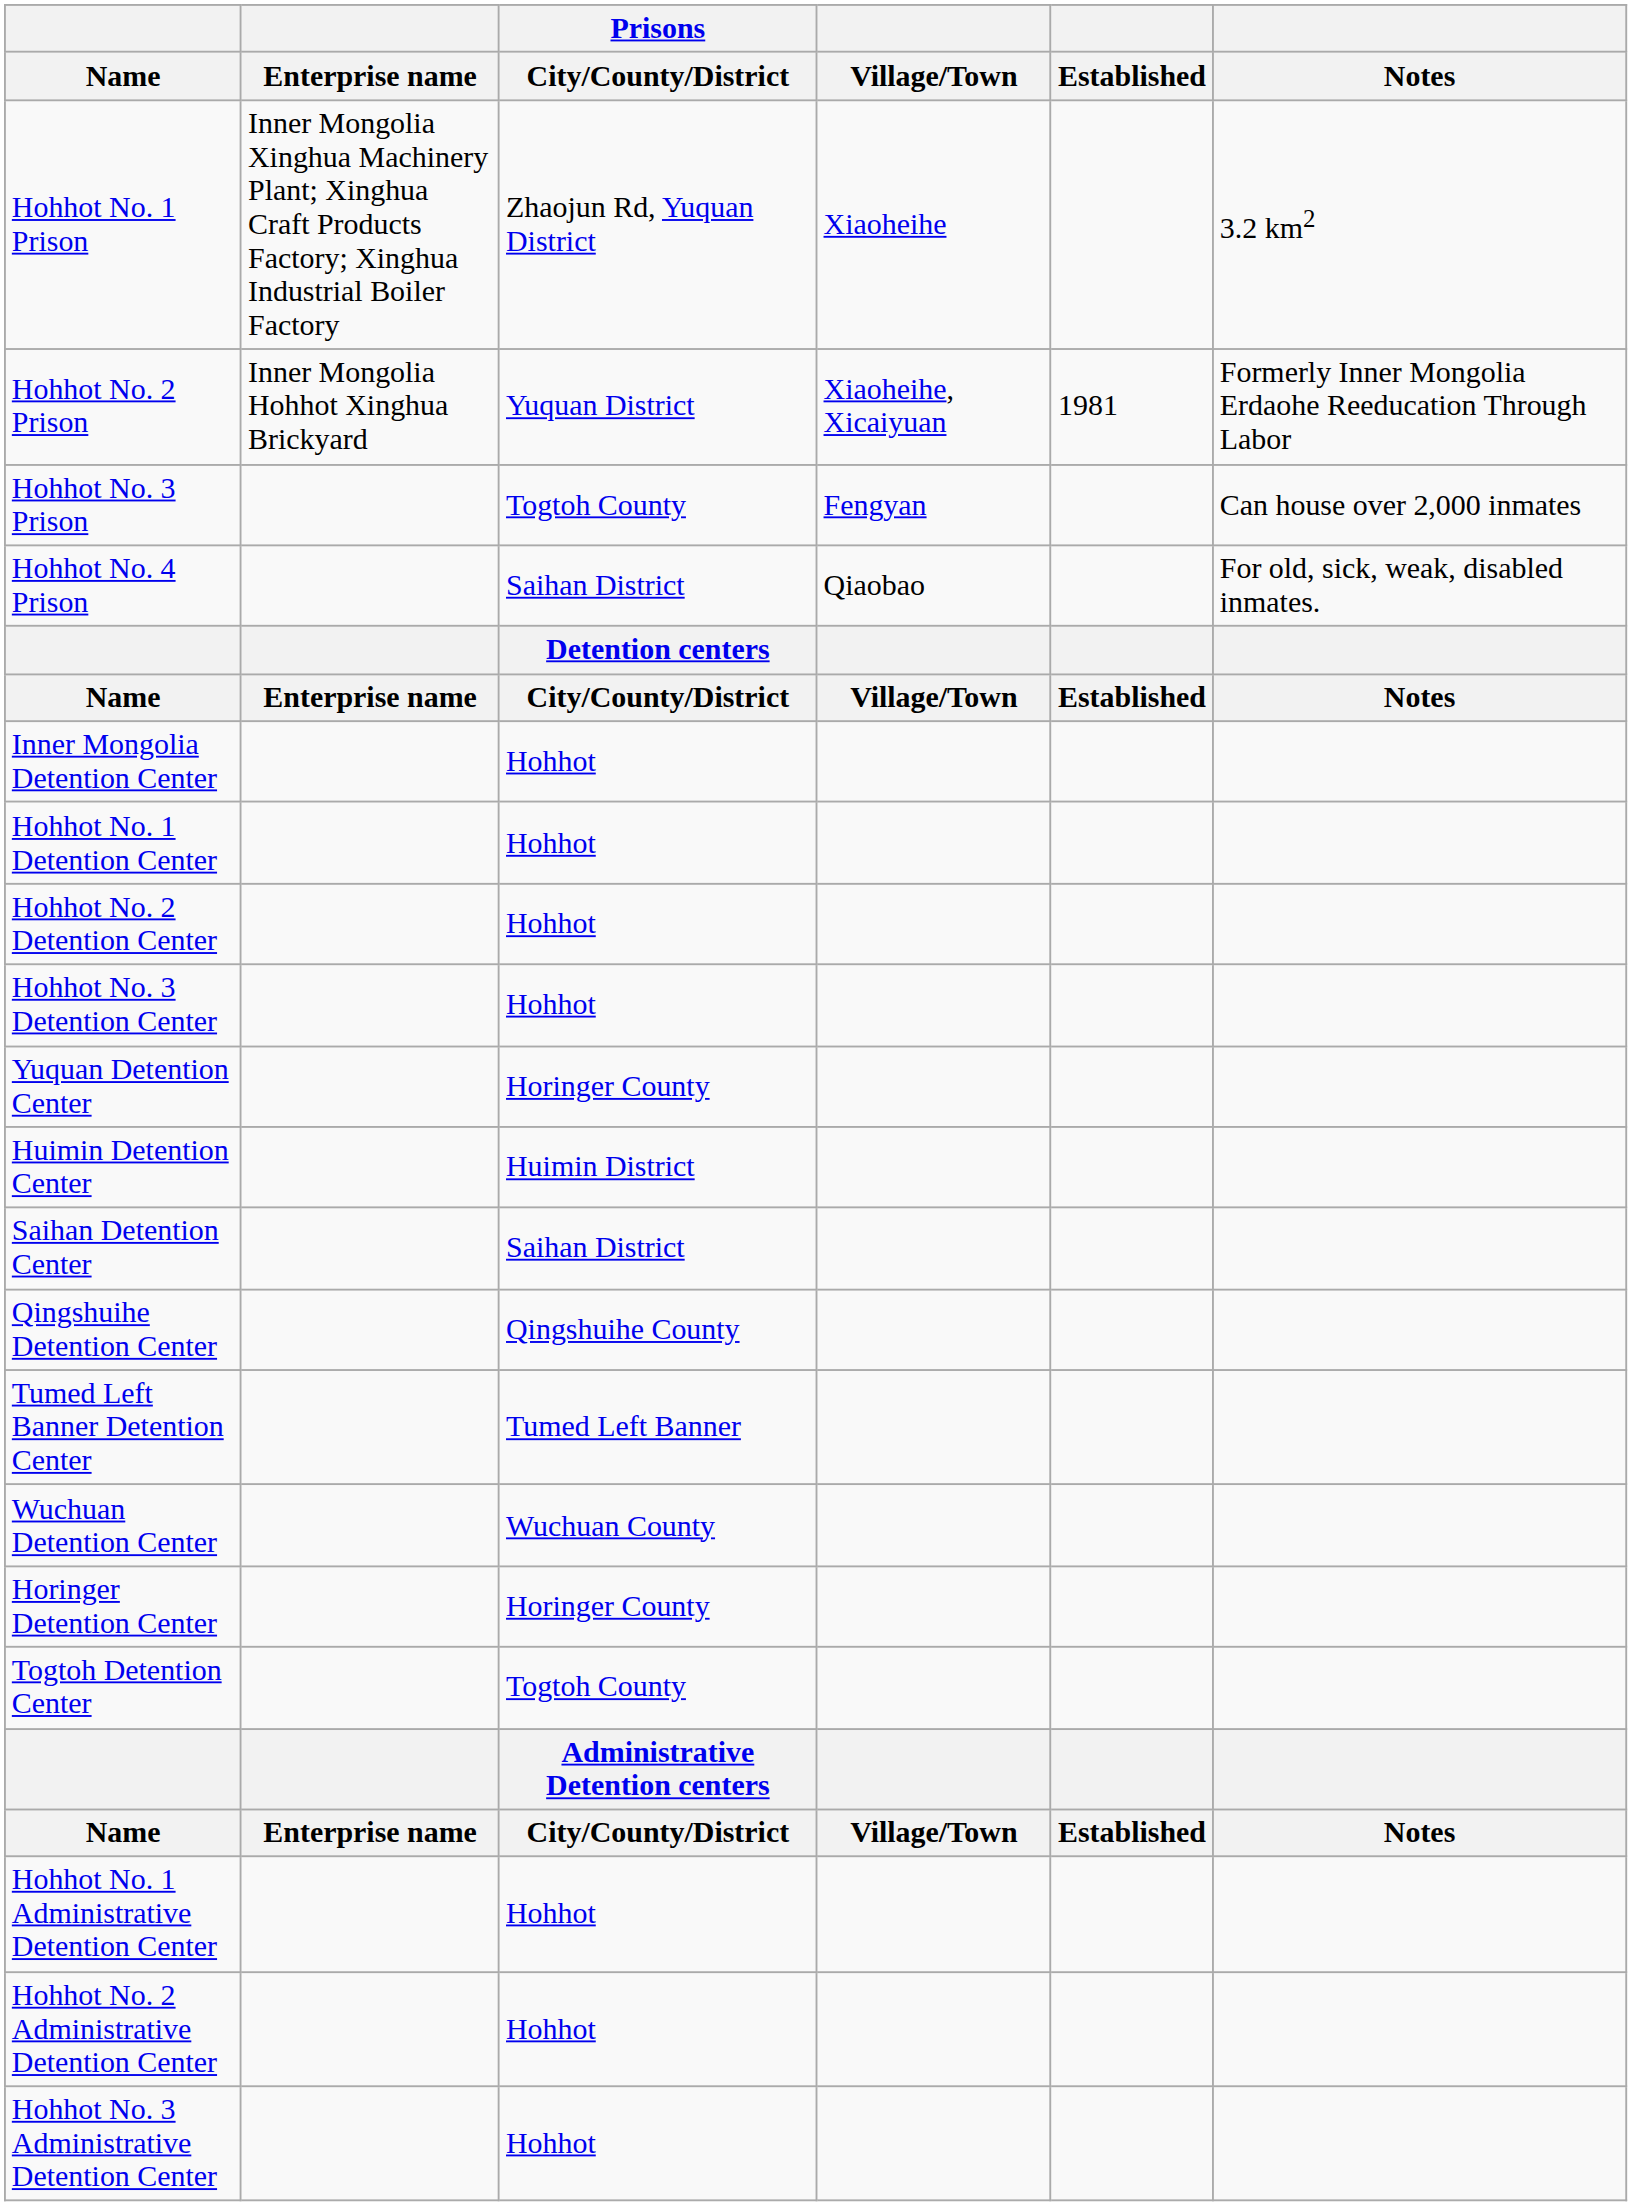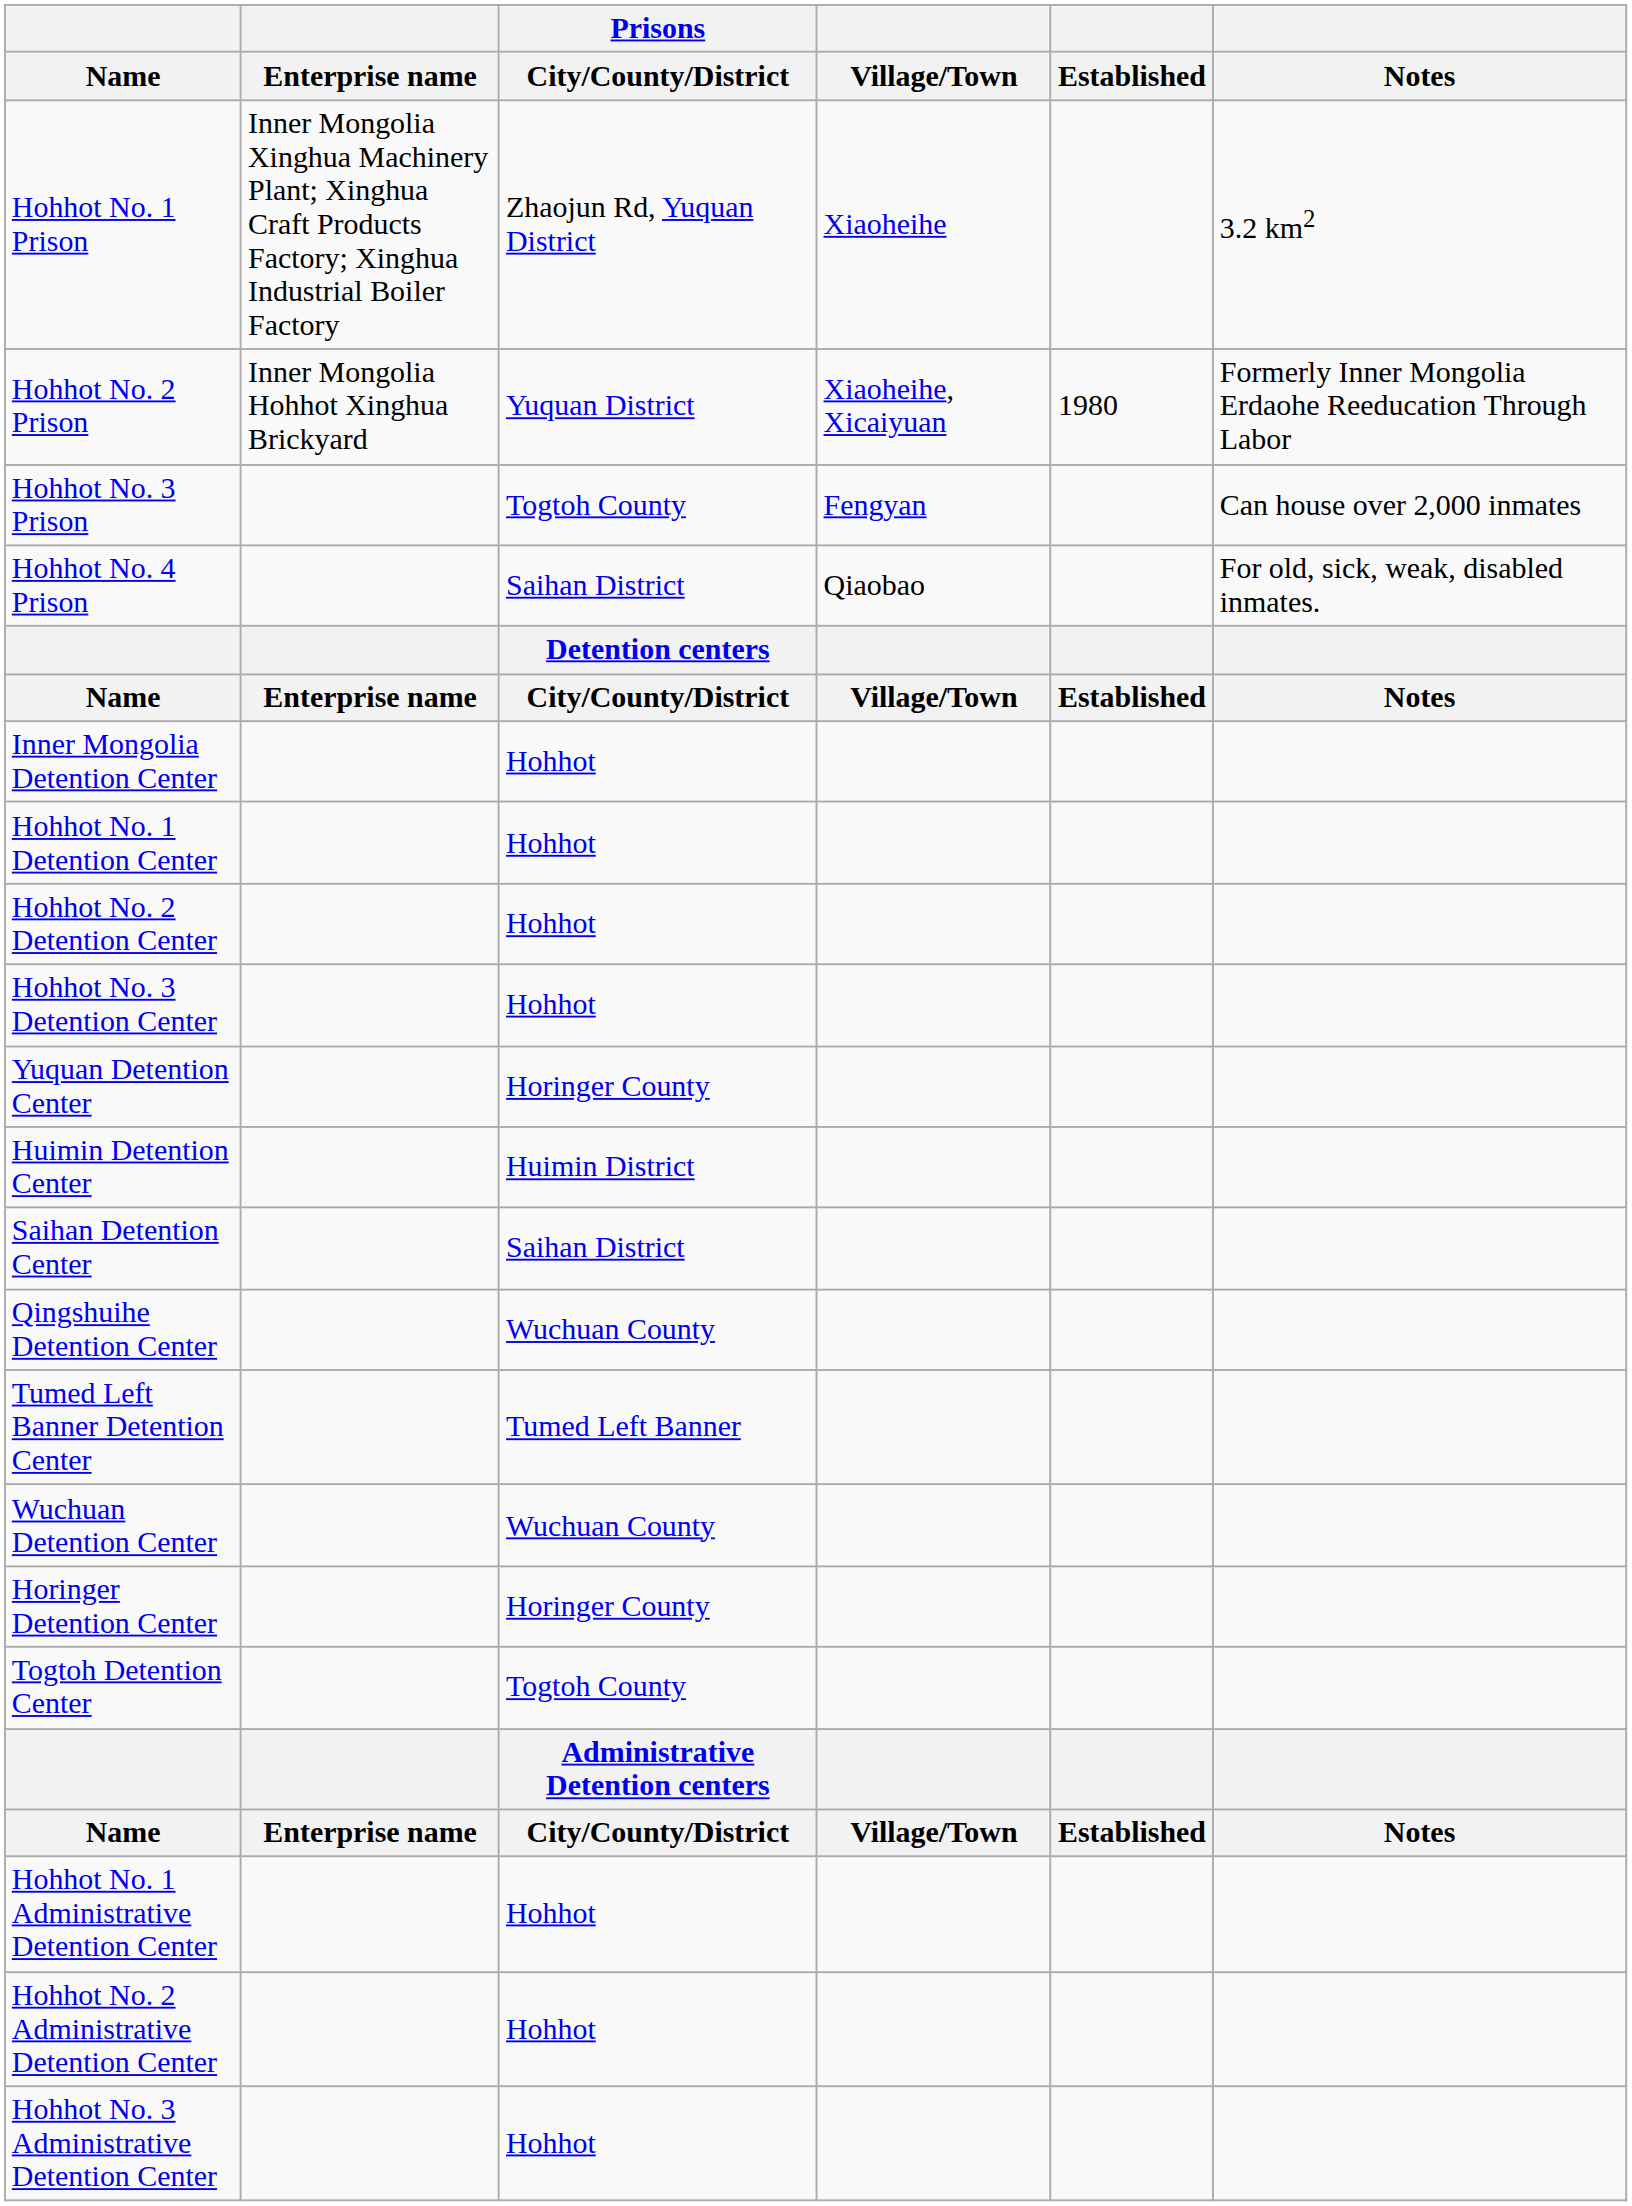(1088, 406) 1981 -> (1088, 406) 1980
(623, 1329) Qingshuihe County -> (611, 1329) Wuchuan County
